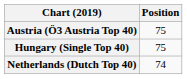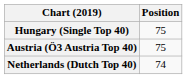rows swapped: (72, 30) <-> (72, 47)
